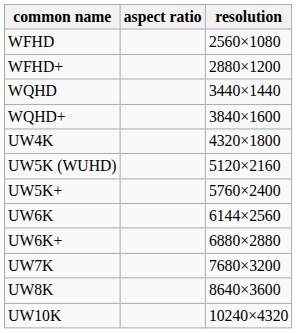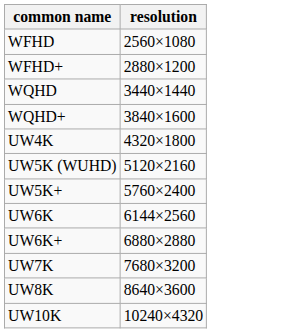- column: (163, 16)
